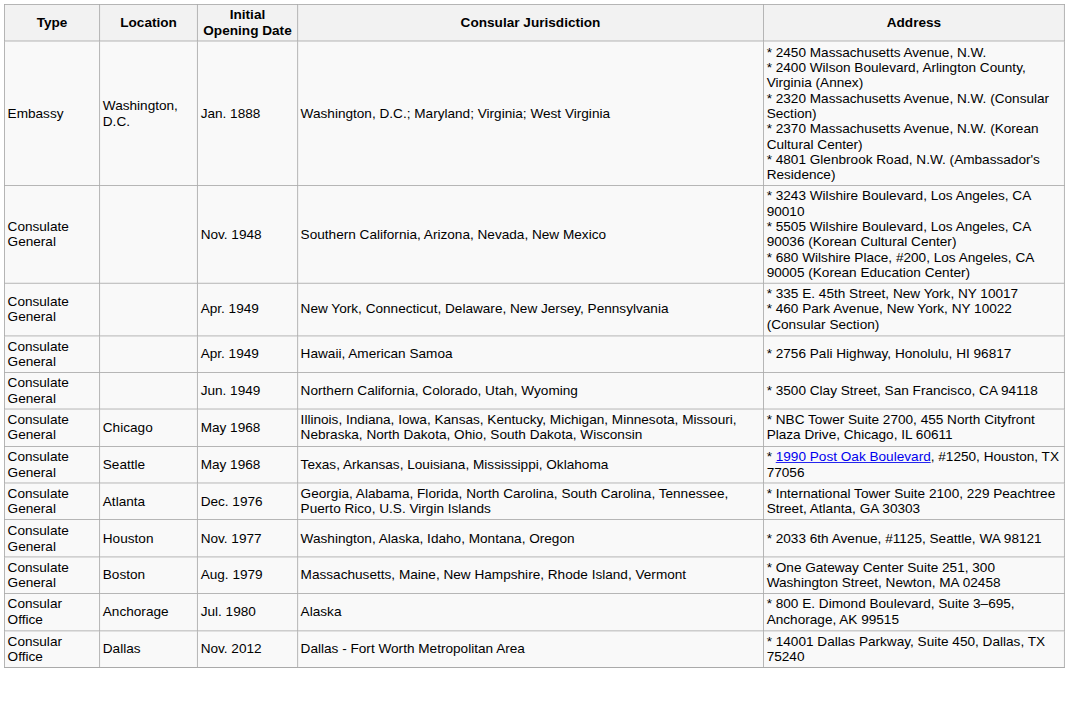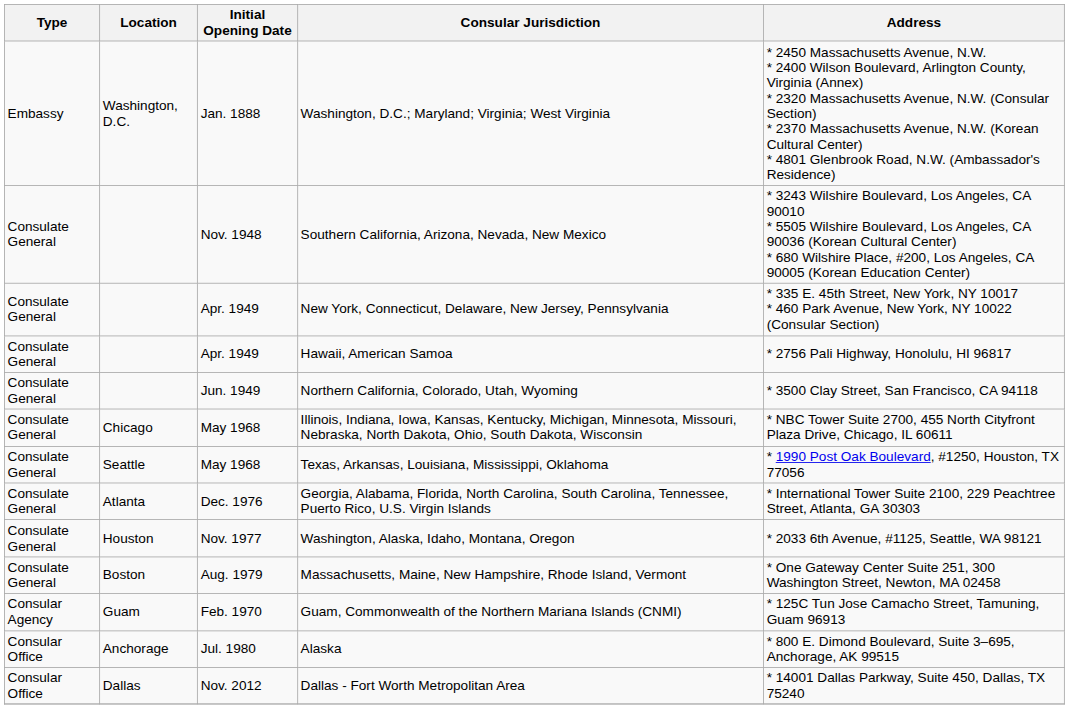+ row: (491, 612)
